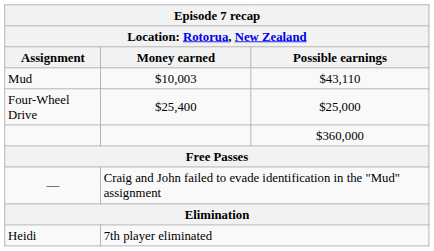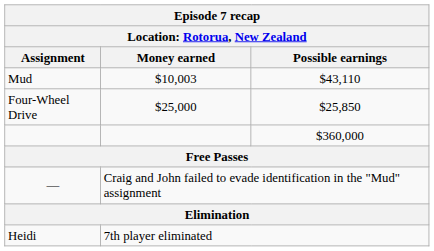(176, 107) $25,400 -> (176, 107) $25,000
(340, 107) $25,000 -> (340, 107) $25,850
